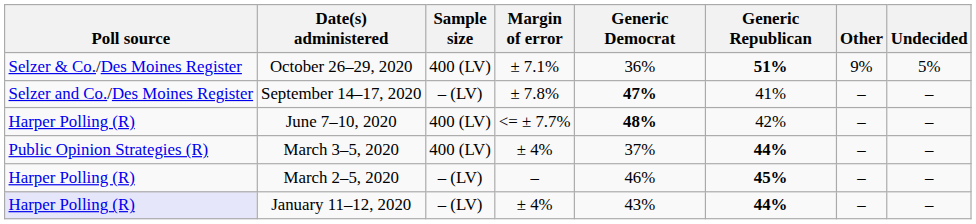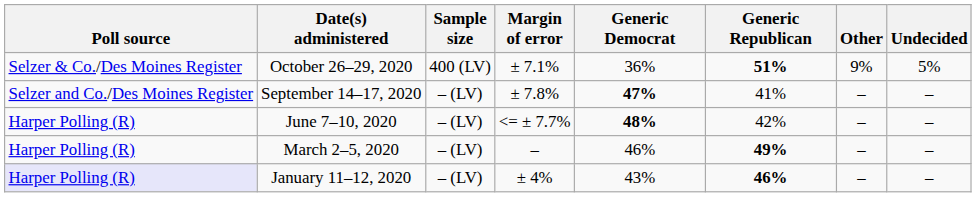(460, 122) 400 (LV) -> (460, 122) – (LV)
- row: (341, 149)
(771, 177) 45% -> (771, 149) 49%
(771, 205) 44% -> (771, 177) 46%
